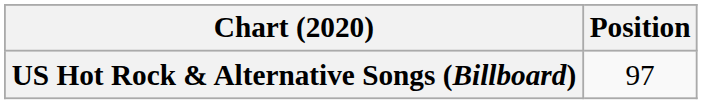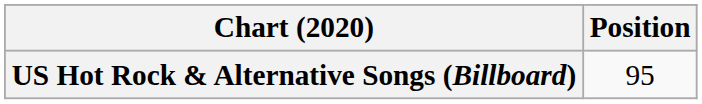(640, 74) 97 -> (640, 74) 95
